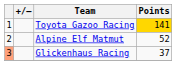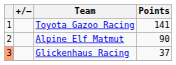(162, 26) gold background -> (162, 26) no background
(165, 40) 52 -> (165, 40) 90
